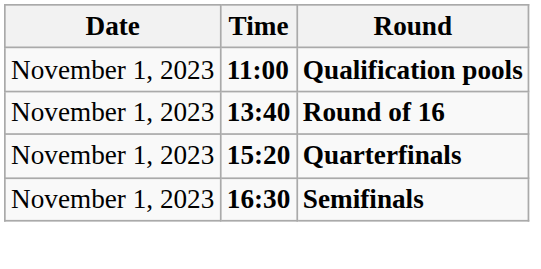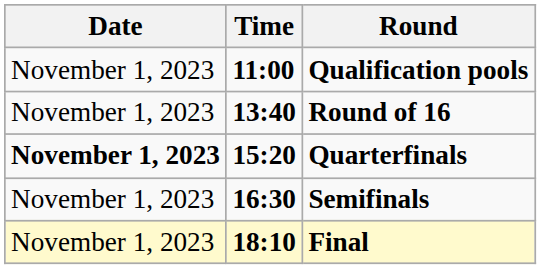(113, 155) normal -> (115, 155) bold
+ row: (339, 241)
